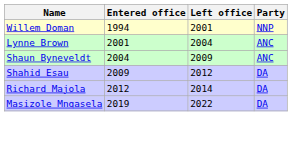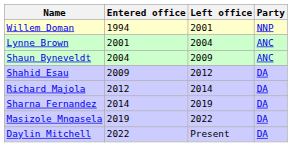+ row: (52, 104)
+ row: (49, 134)
